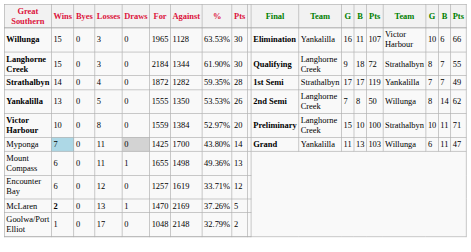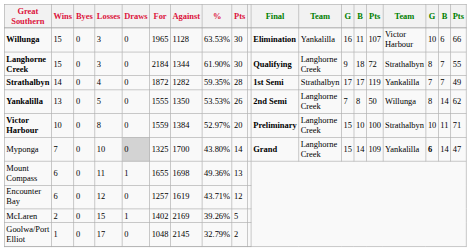(55, 144) lightblue background -> (55, 149) no background
(101, 144) 11 -> (101, 149) 10
(160, 144) 1425 -> (160, 149) 1325
(318, 144) Yankalilla -> (319, 149) Langhorne Creek
(348, 144) 11 -> (348, 149) 15
(360, 144) 13 -> (360, 149) 14
(375, 144) 103 -> (375, 149) 109
(401, 144) Willunga -> (402, 149) Yankalilla
(430, 144) normal -> (430, 149) bold
(444, 144) 11 -> (445, 149) 14
(181, 162) 1498 -> (181, 172) 1698
(217, 186) 33.71% -> (217, 196) 43.71%
(55, 205) bold -> (55, 215) normal
(101, 205) 13 -> (101, 215) 15
(160, 205) 1470 -> (160, 215) 1402
(217, 205) 37.26% -> (217, 215) 39.26%
(181, 224) 2148 -> (181, 234) 2145
